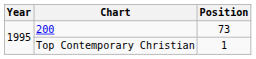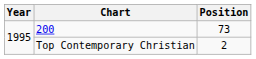(224, 46) 1 -> (224, 46) 2
